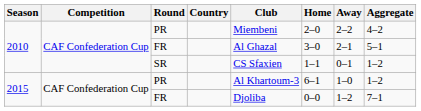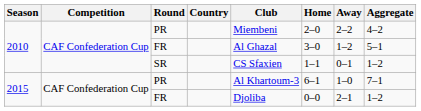(344, 47) 2–1 -> (344, 47) 1–2
(375, 81) 1–2 -> (375, 81) 7–1
(344, 98) 1–2 -> (344, 98) 2–1
(375, 98) 7–1 -> (375, 98) 1–2
